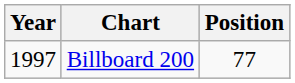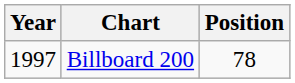(244, 59) 77 -> (244, 59) 78
